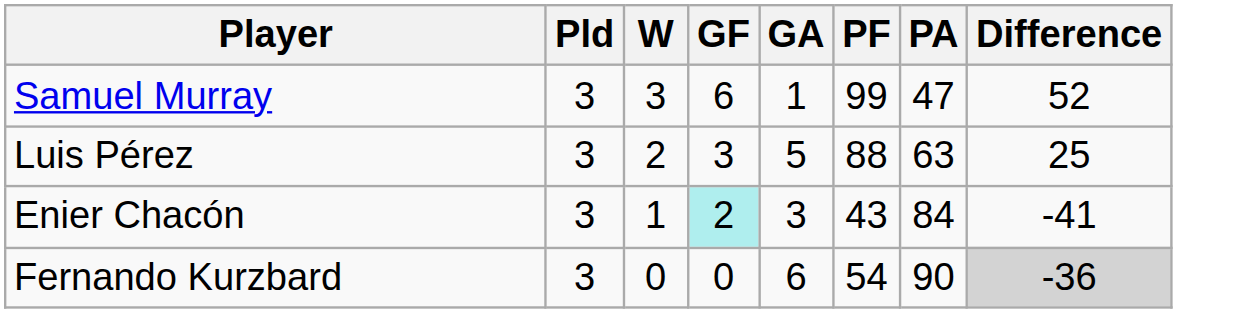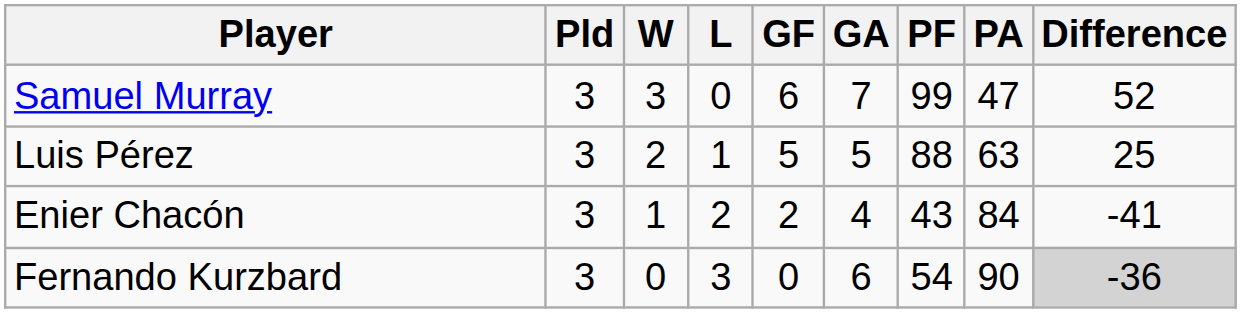+ column: (721, 34)
(796, 95) 1 -> (861, 95) 7
(724, 155) 3 -> (789, 155) 5
(724, 215) paleturquoise background -> (789, 215) no background
(796, 215) 3 -> (861, 215) 4
